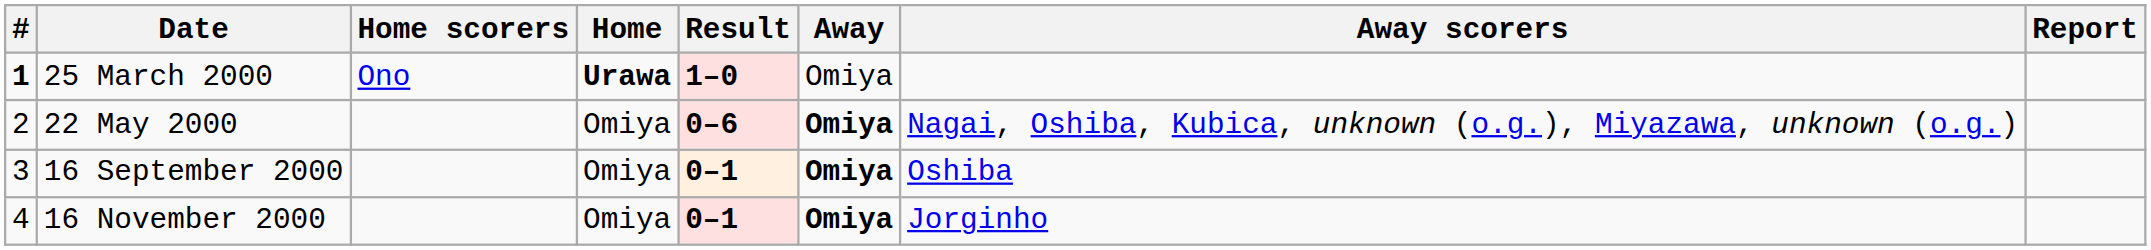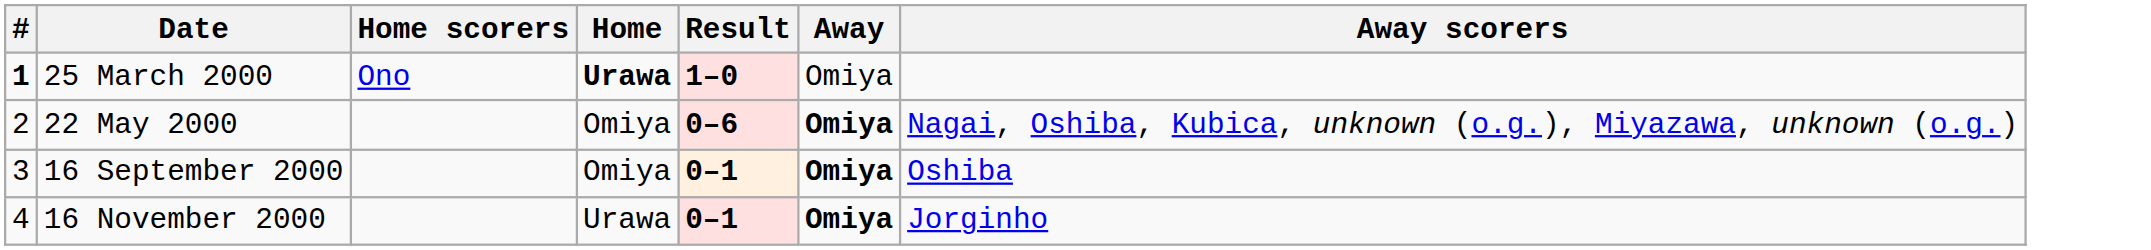- column: (2085, 29)
(627, 221) Omiya -> (627, 221) Urawa
